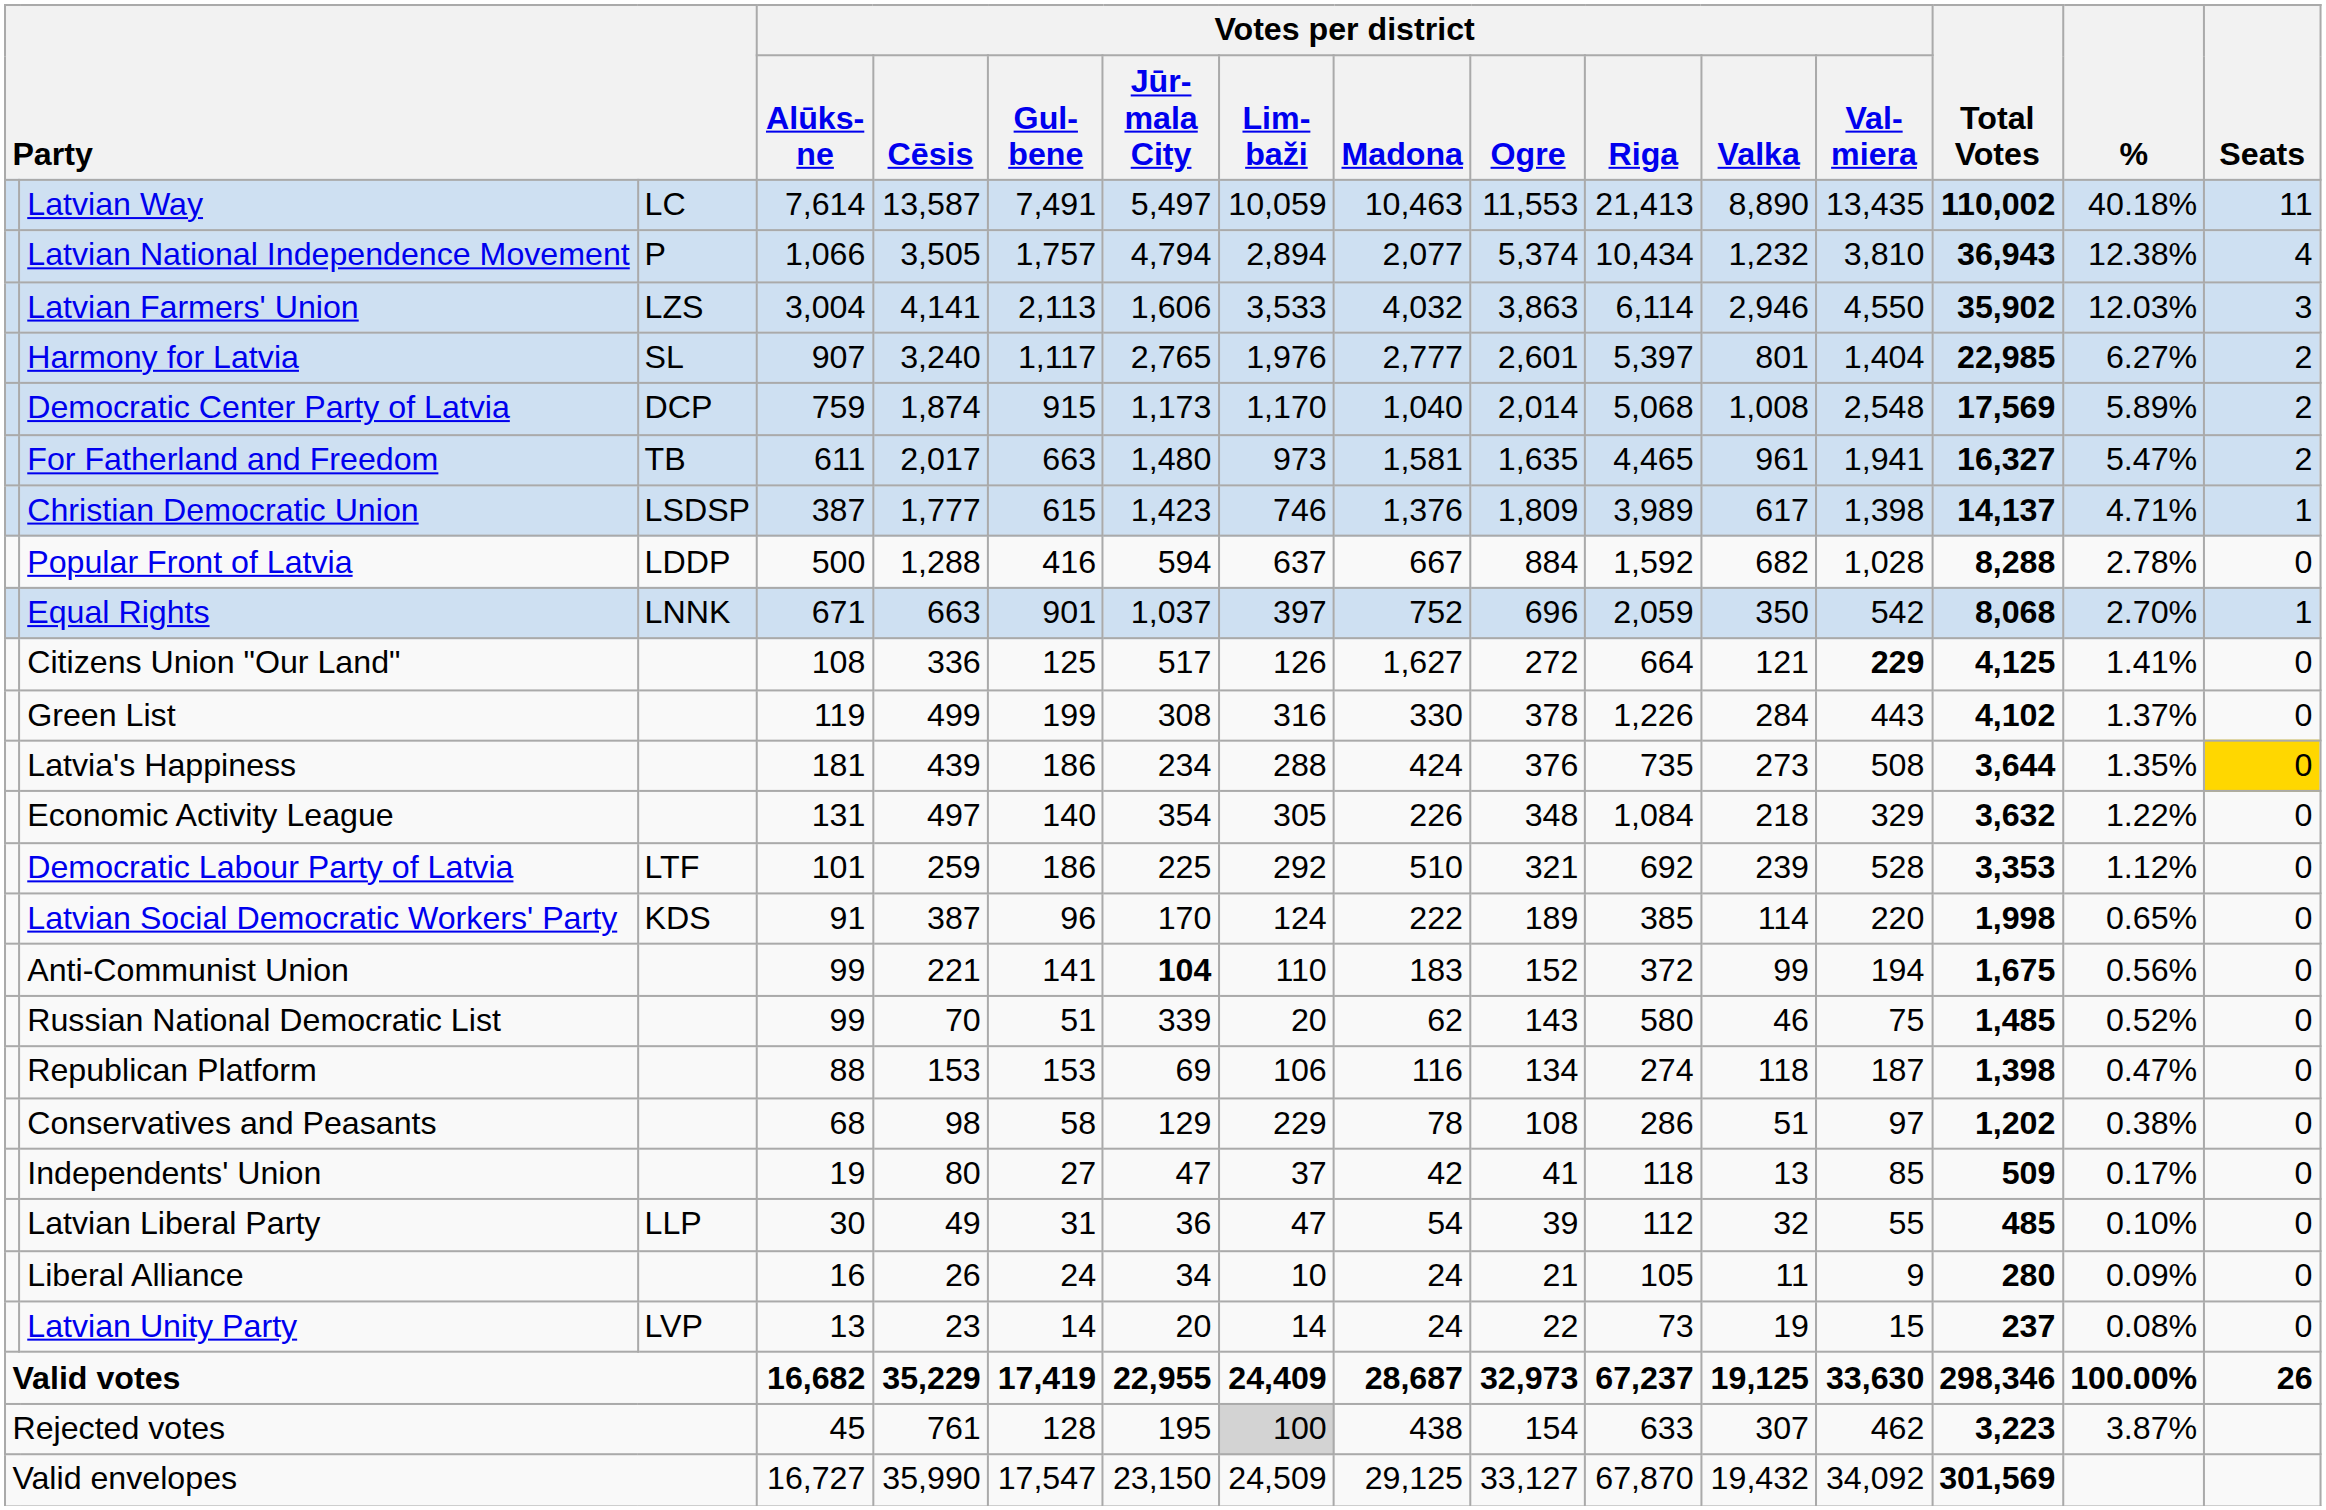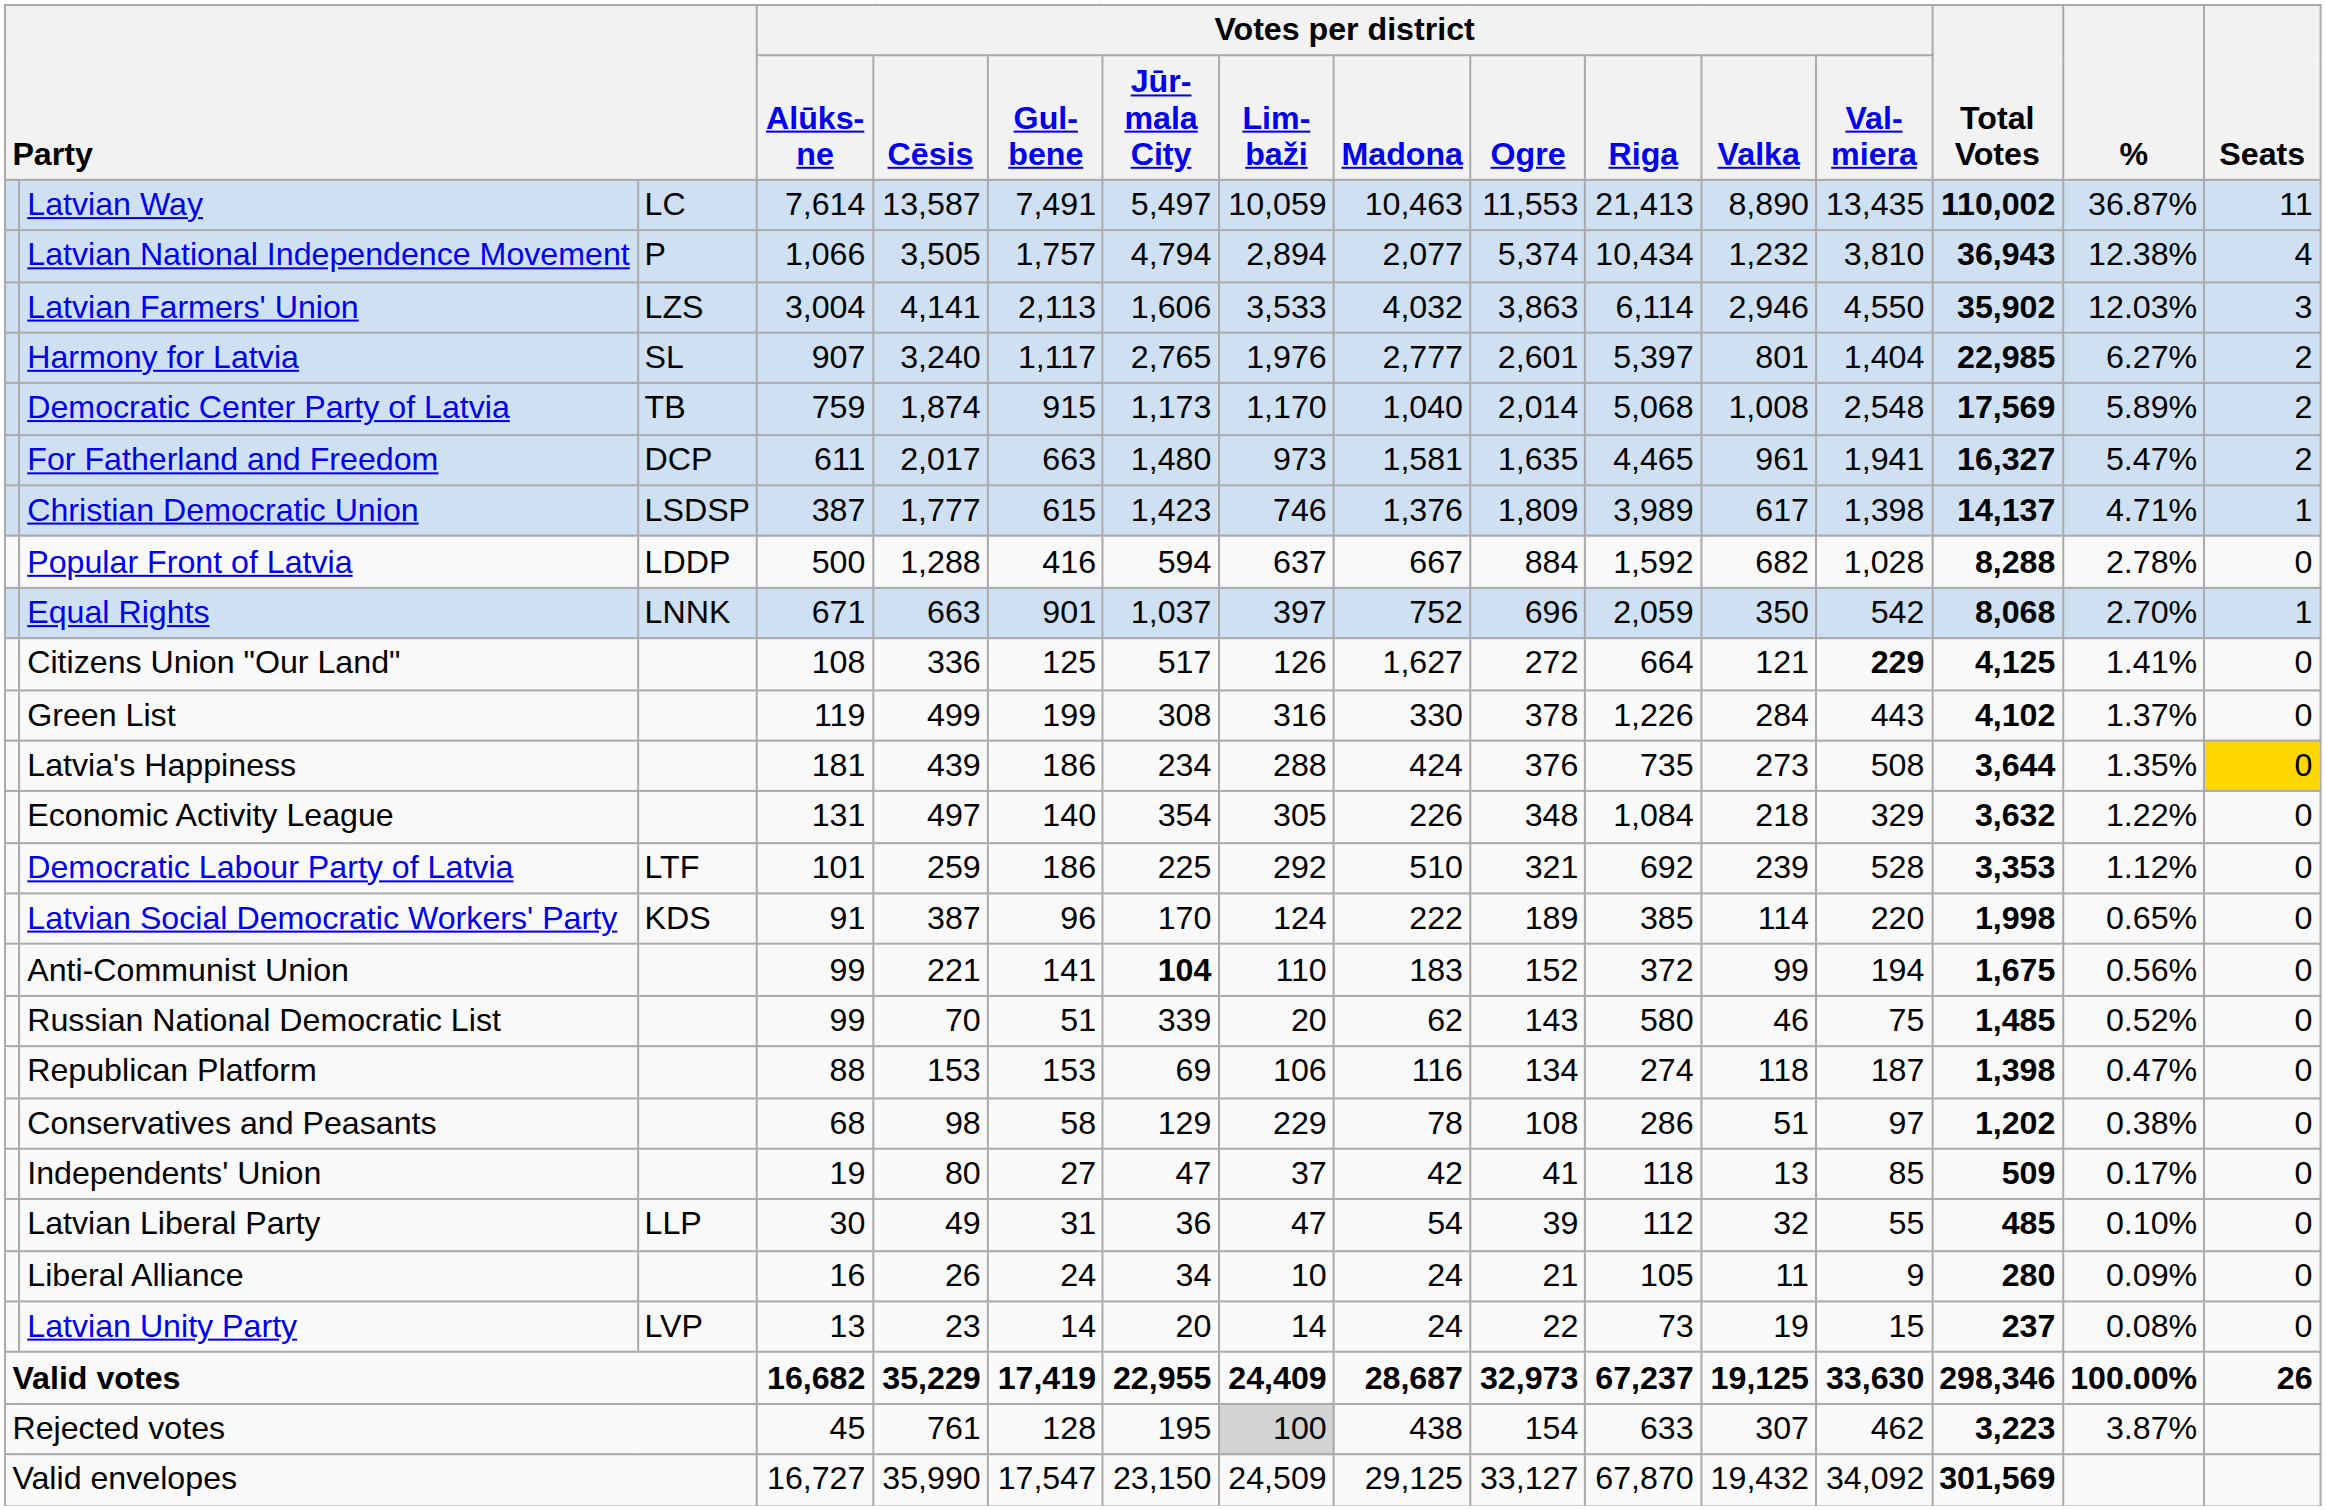(2143, 204) 40.18% -> (2143, 204) 36.87%
(679, 408) DCP -> (665, 408) TB
(665, 459) TB -> (679, 459) DCP
